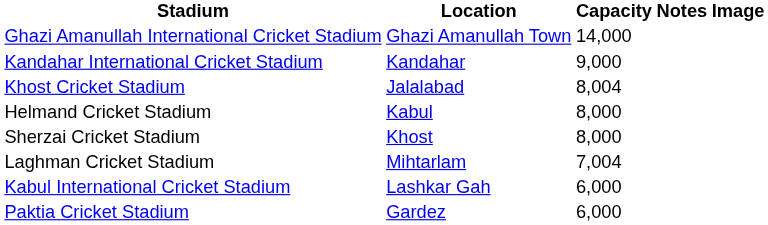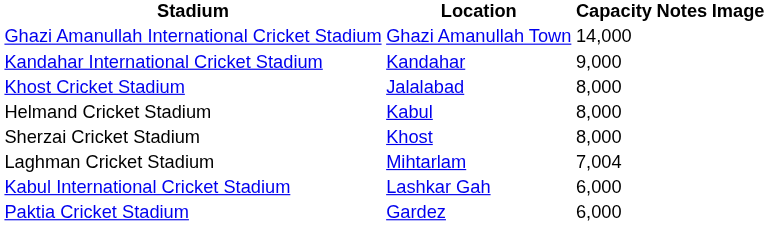(599, 86) 8,004 -> (599, 86) 8,000
